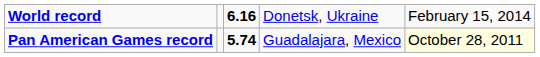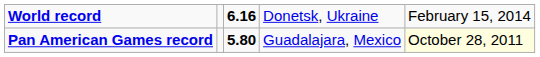(242, 40) 5.74 -> (242, 40) 5.80
